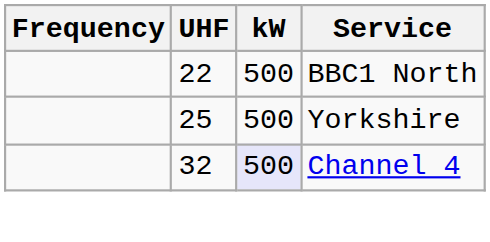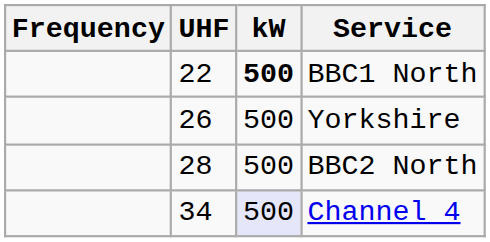(268, 74) normal -> (268, 74) bold
(195, 121) 25 -> (195, 121) 26
+ row: (392, 167)
(195, 167) 32 -> (195, 213) 34
